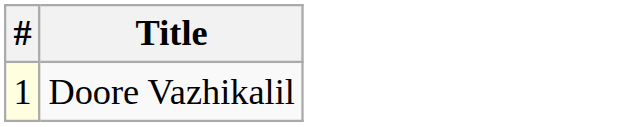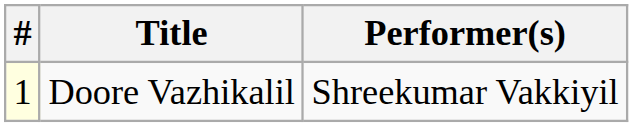+ column: (465, 33)
